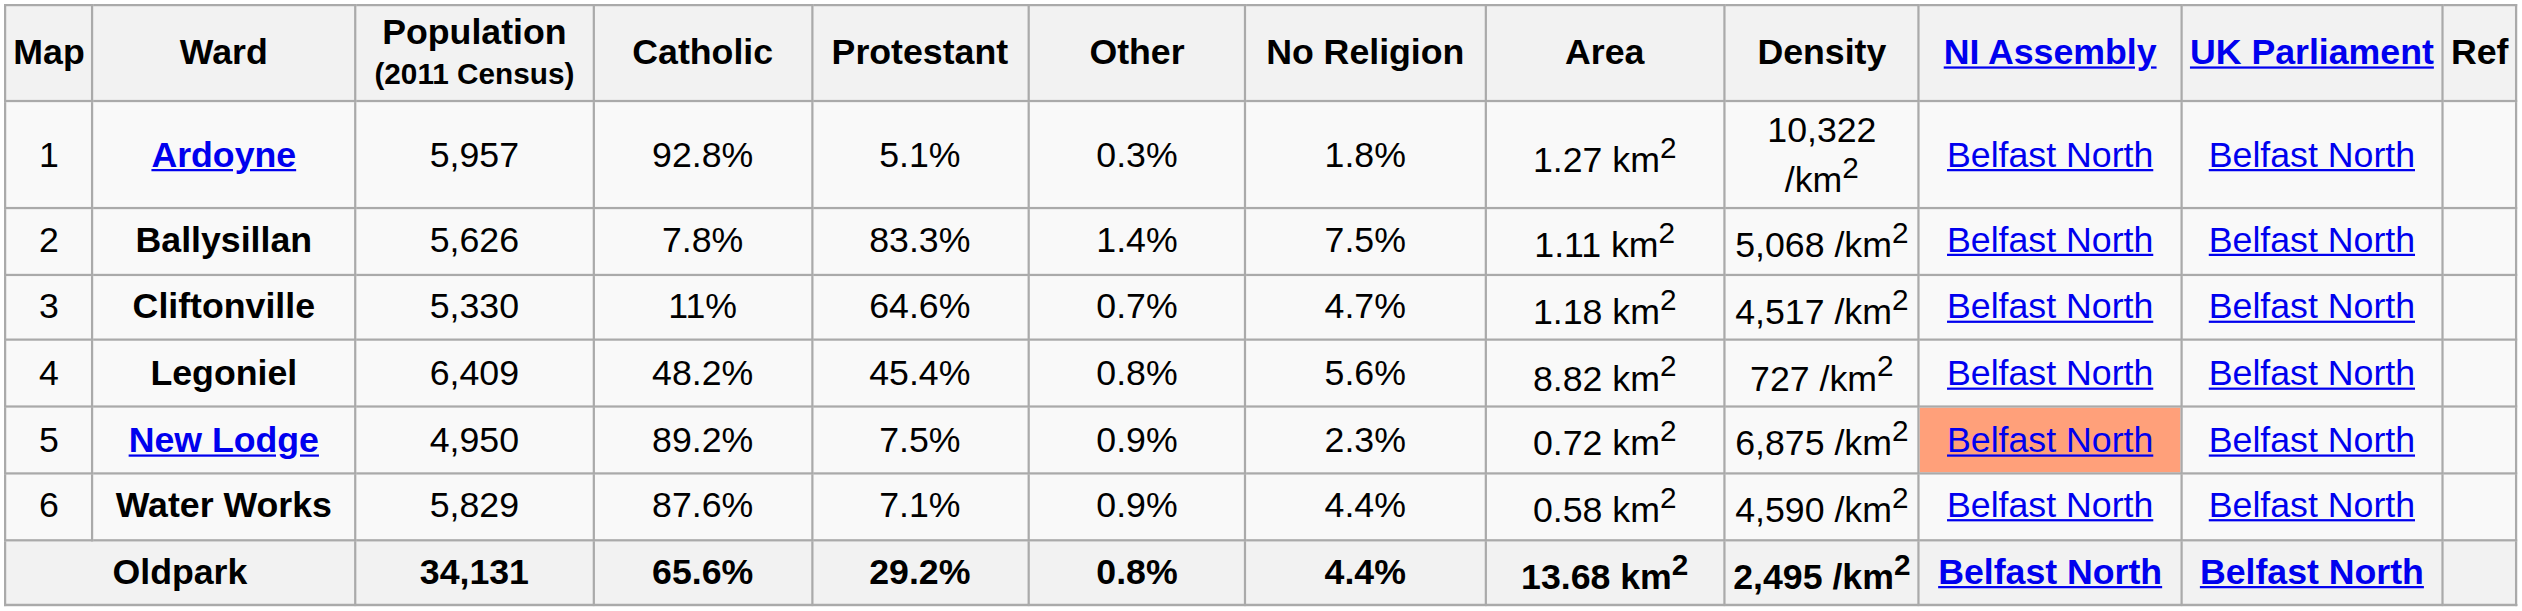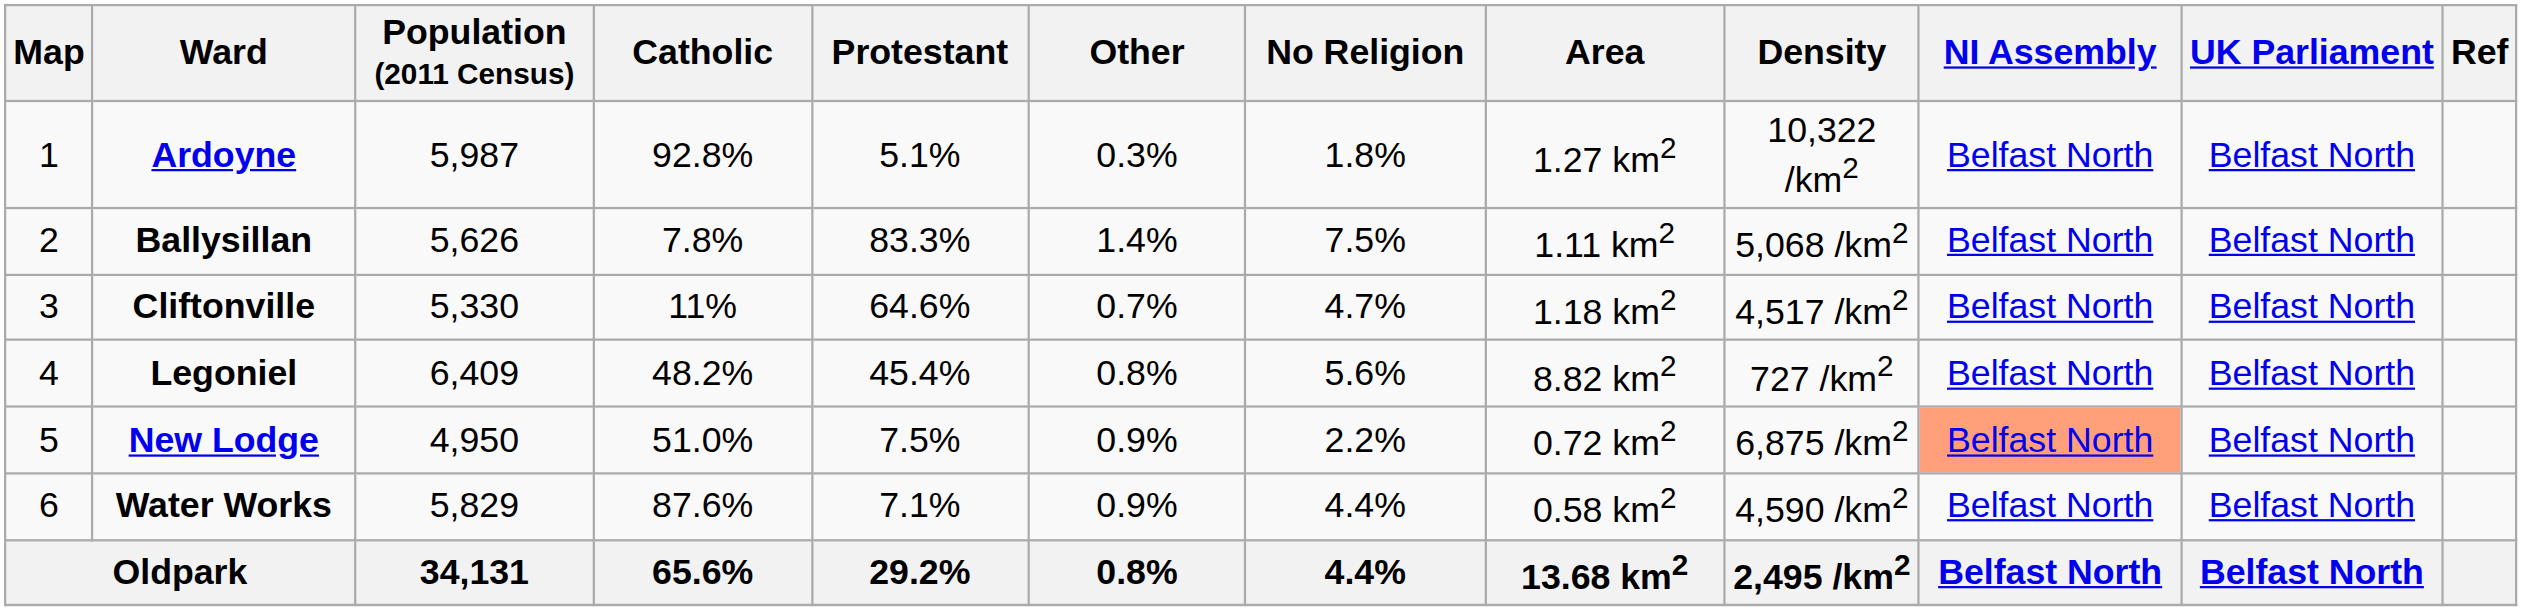(474, 154) 5,957 -> (474, 154) 5,987
(703, 439) 89.2% -> (703, 439) 51.0%
(1365, 439) 2.3% -> (1365, 439) 2.2%
